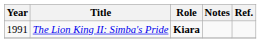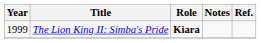(17, 29) 1991 -> (17, 29) 1999
